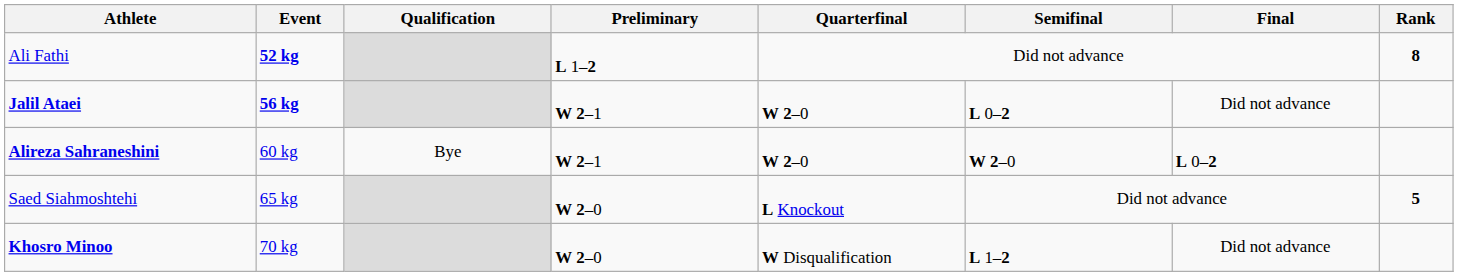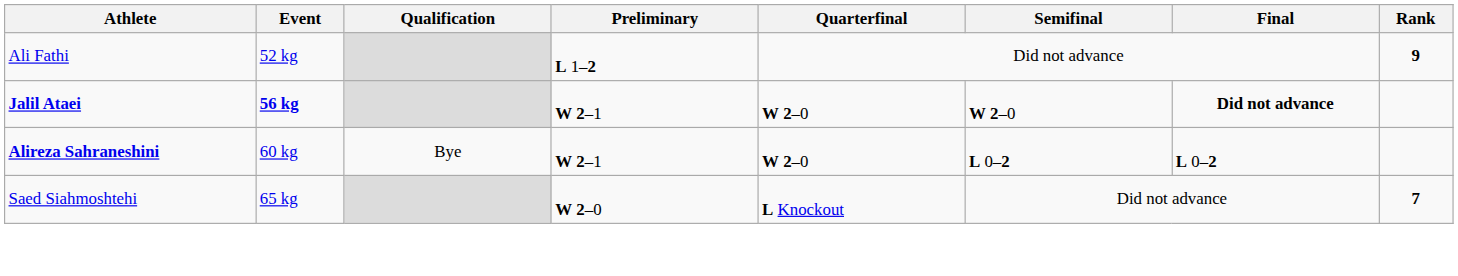(279, 56) bold -> (279, 56) normal
(1416, 56) 8 -> (1416, 56) 9
(989, 114) L 0–2 -> (992, 114) W 2–0
(1275, 104) normal -> (1275, 104) bold
(992, 161) W 2–0 -> (989, 161) L 0–2
(1416, 199) 5 -> (1416, 199) 7
- row: (61, 247)
